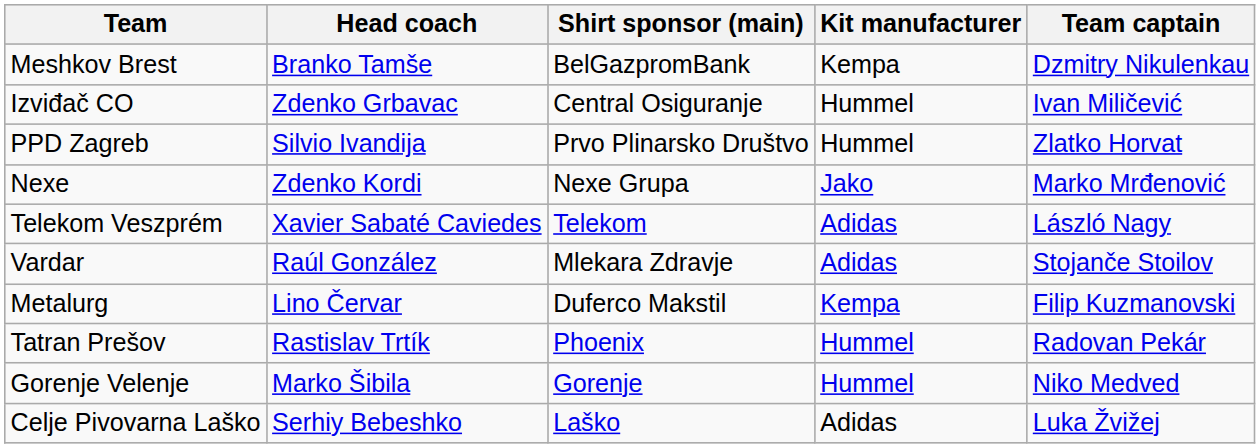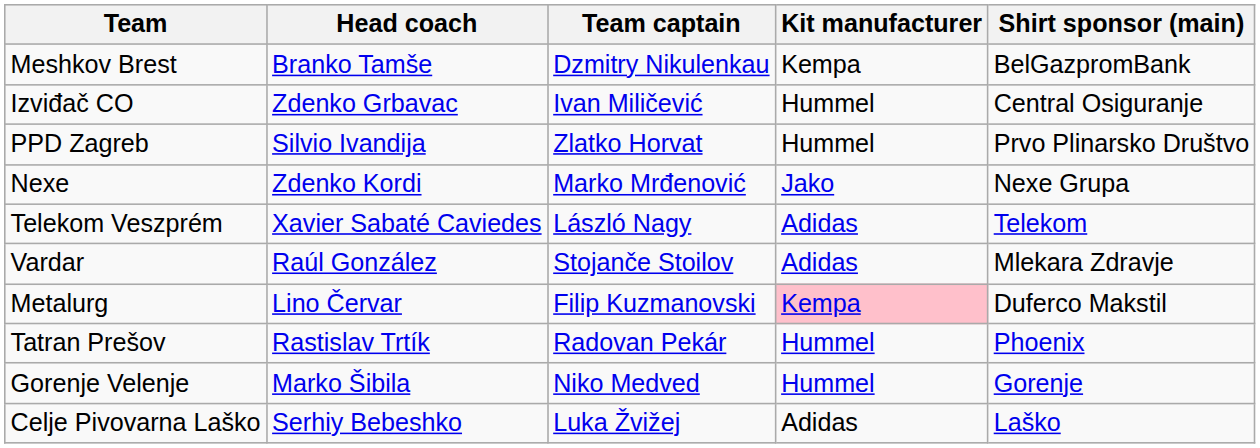columns swapped: (1141, 24) <-> (681, 24)
(860, 303) no background -> (821, 303) pink background
